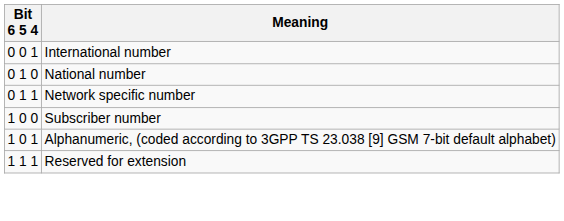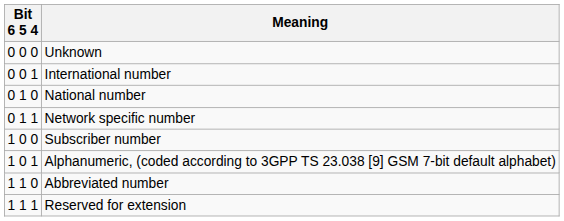+ row: (73, 52)
+ row: (107, 183)
